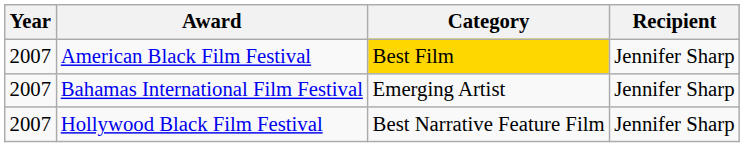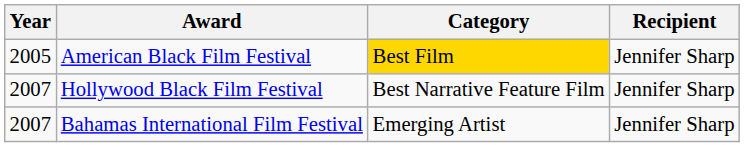(30, 56) 2007 -> (30, 56) 2005
rows swapped: (212, 90) <-> (192, 124)
